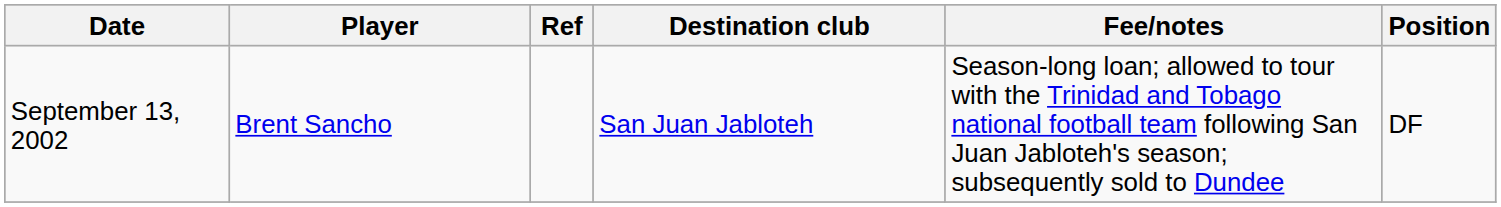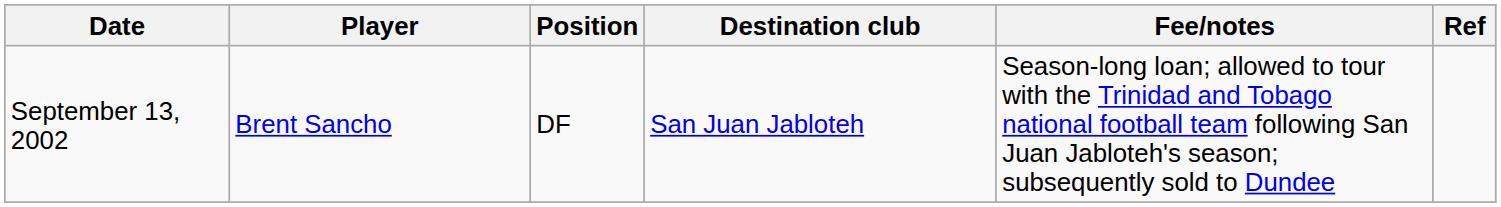columns swapped: (1439, 25) <-> (562, 25)
